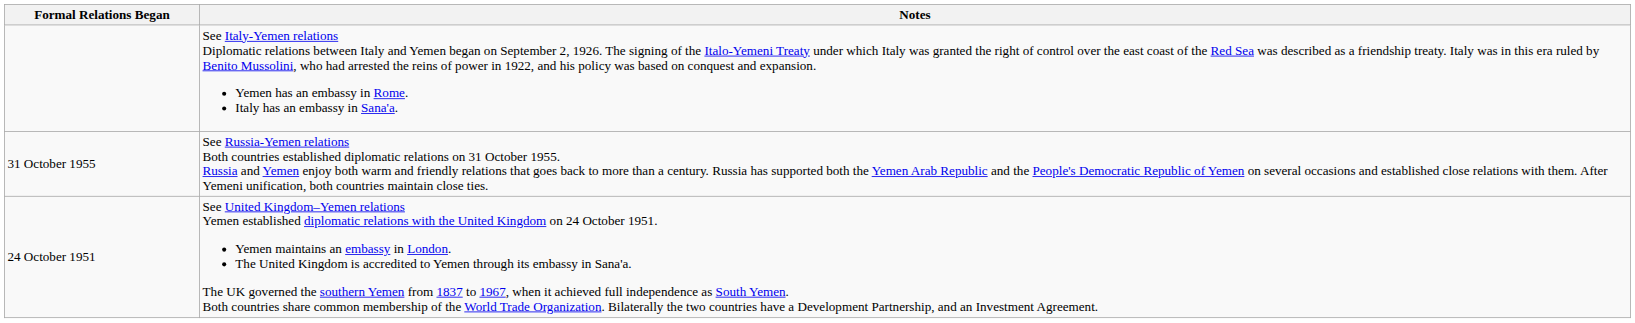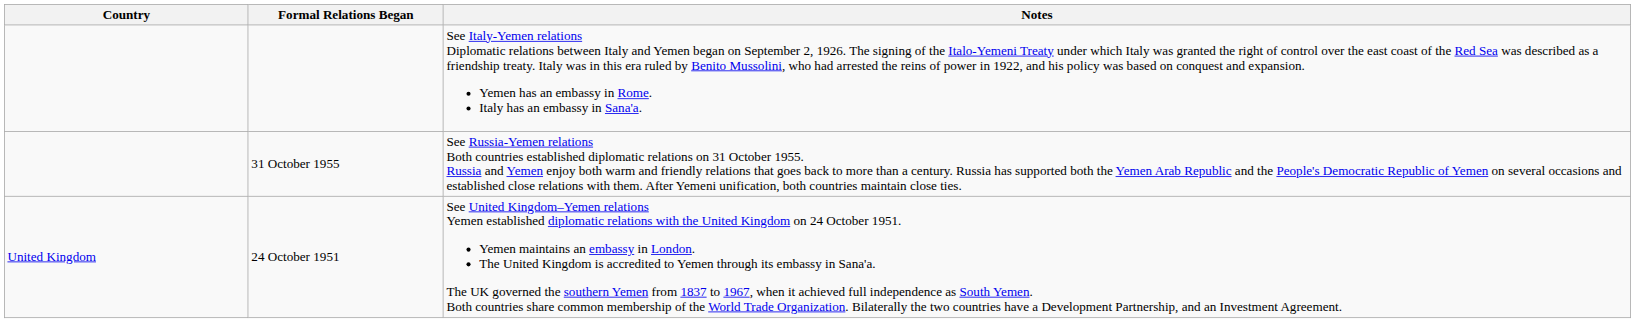+ column: (126, 14)
